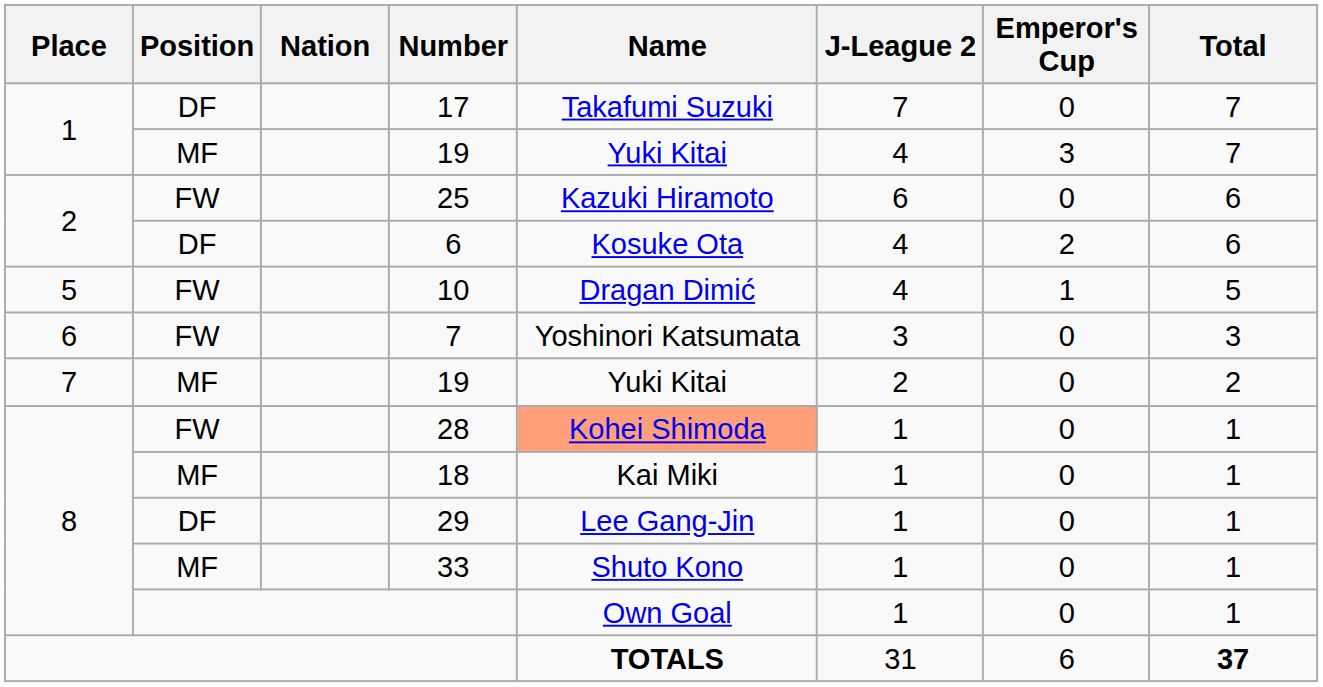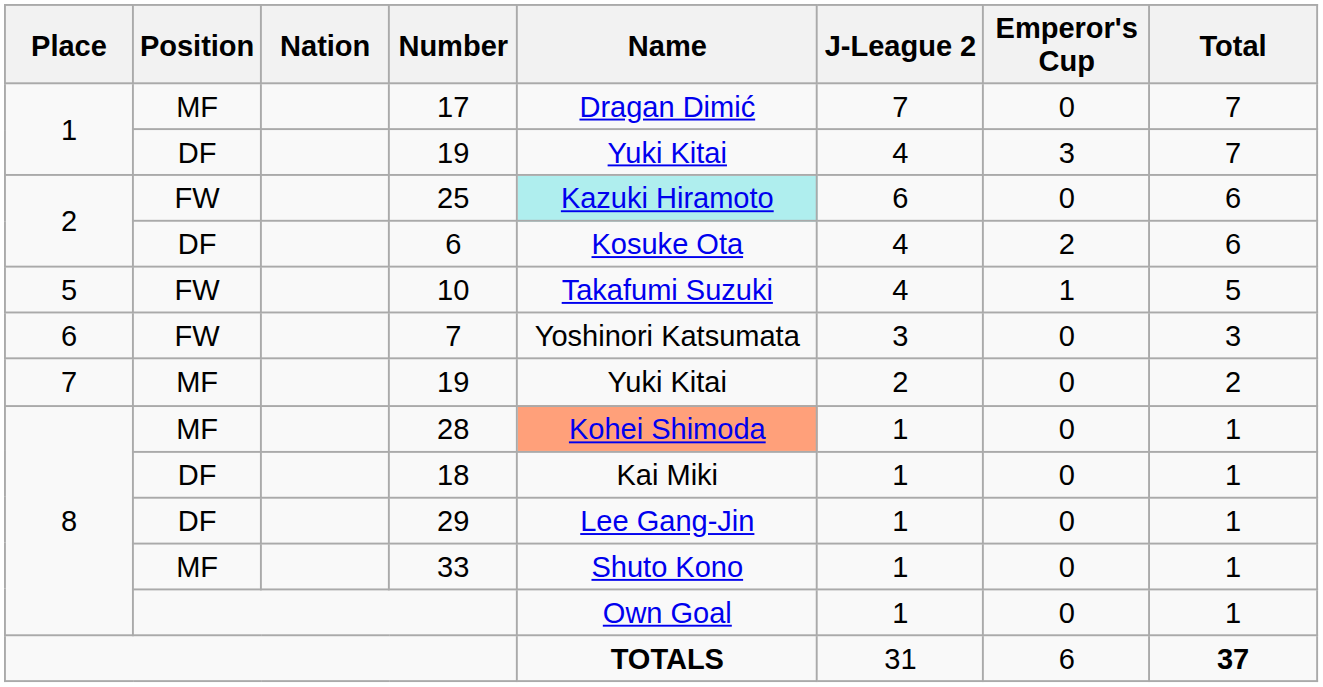(197, 107) DF -> (197, 107) MF
(667, 107) Takafumi Suzuki -> (667, 107) Dragan Dimić
(197, 153) MF -> (197, 153) DF
(667, 198) no background -> (667, 198) paleturquoise background
(667, 290) Dragan Dimić -> (667, 290) Takafumi Suzuki
(197, 428) FW -> (197, 428) MF
(197, 474) MF -> (197, 474) DF
